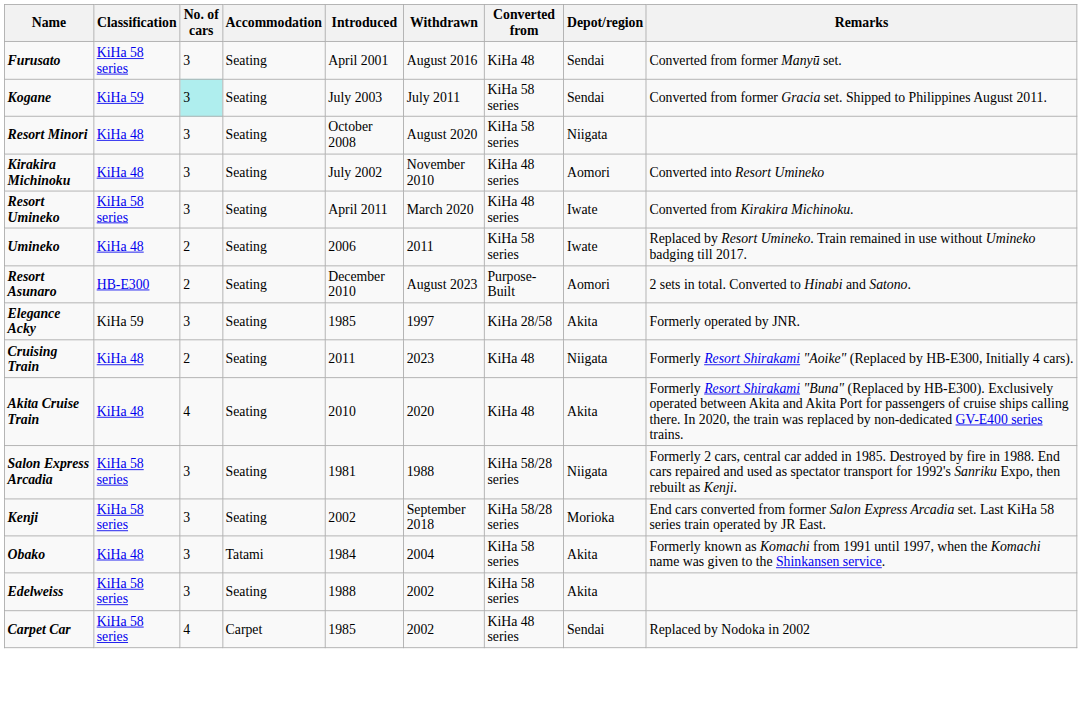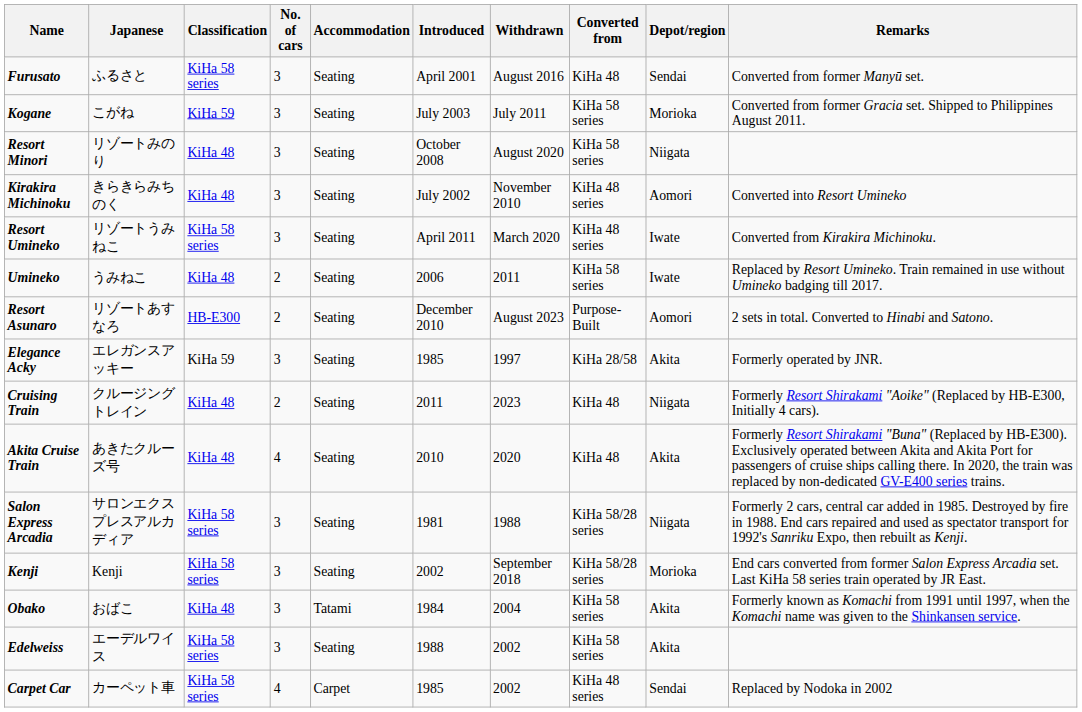+ column: (137, 30)
(187, 97) paleturquoise background -> (277, 113) no background
(586, 97) Sendai -> (673, 113) Morioka
